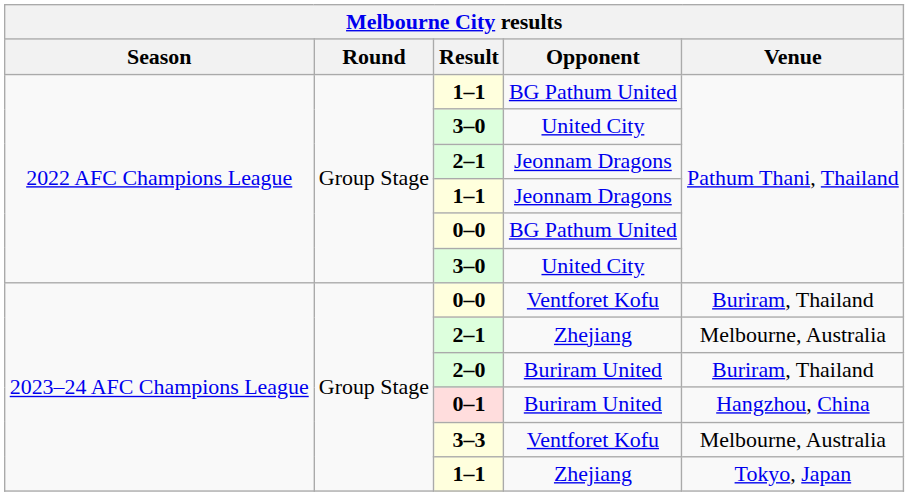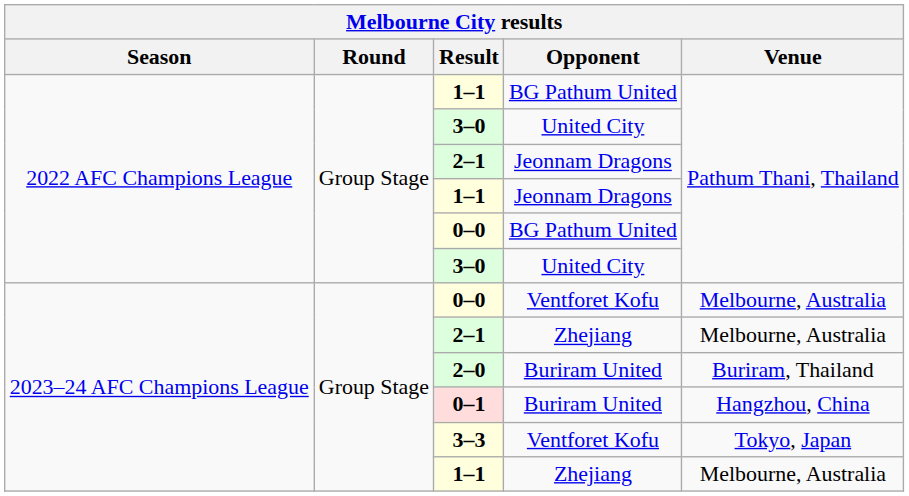(793, 299) Buriram, Thailand -> (793, 299) Melbourne, Australia
(793, 439) Melbourne, Australia -> (793, 439) Tokyo, Japan
(793, 473) Tokyo, Japan -> (793, 473) Melbourne, Australia
